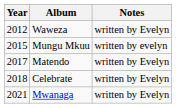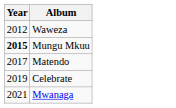- column: (132, 12)
(17, 45) normal -> (17, 45) bold
(17, 78) 2018 -> (17, 78) 2019
